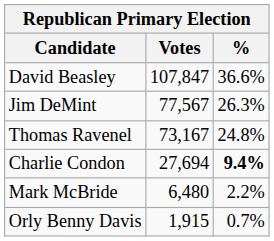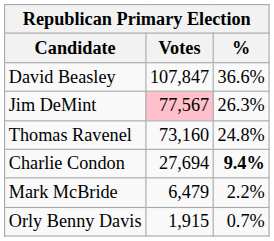(184, 105) no background -> (184, 105) pink background
(184, 134) 73,167 -> (184, 134) 73,160
(189, 192) 6,480 -> (189, 192) 6,479
